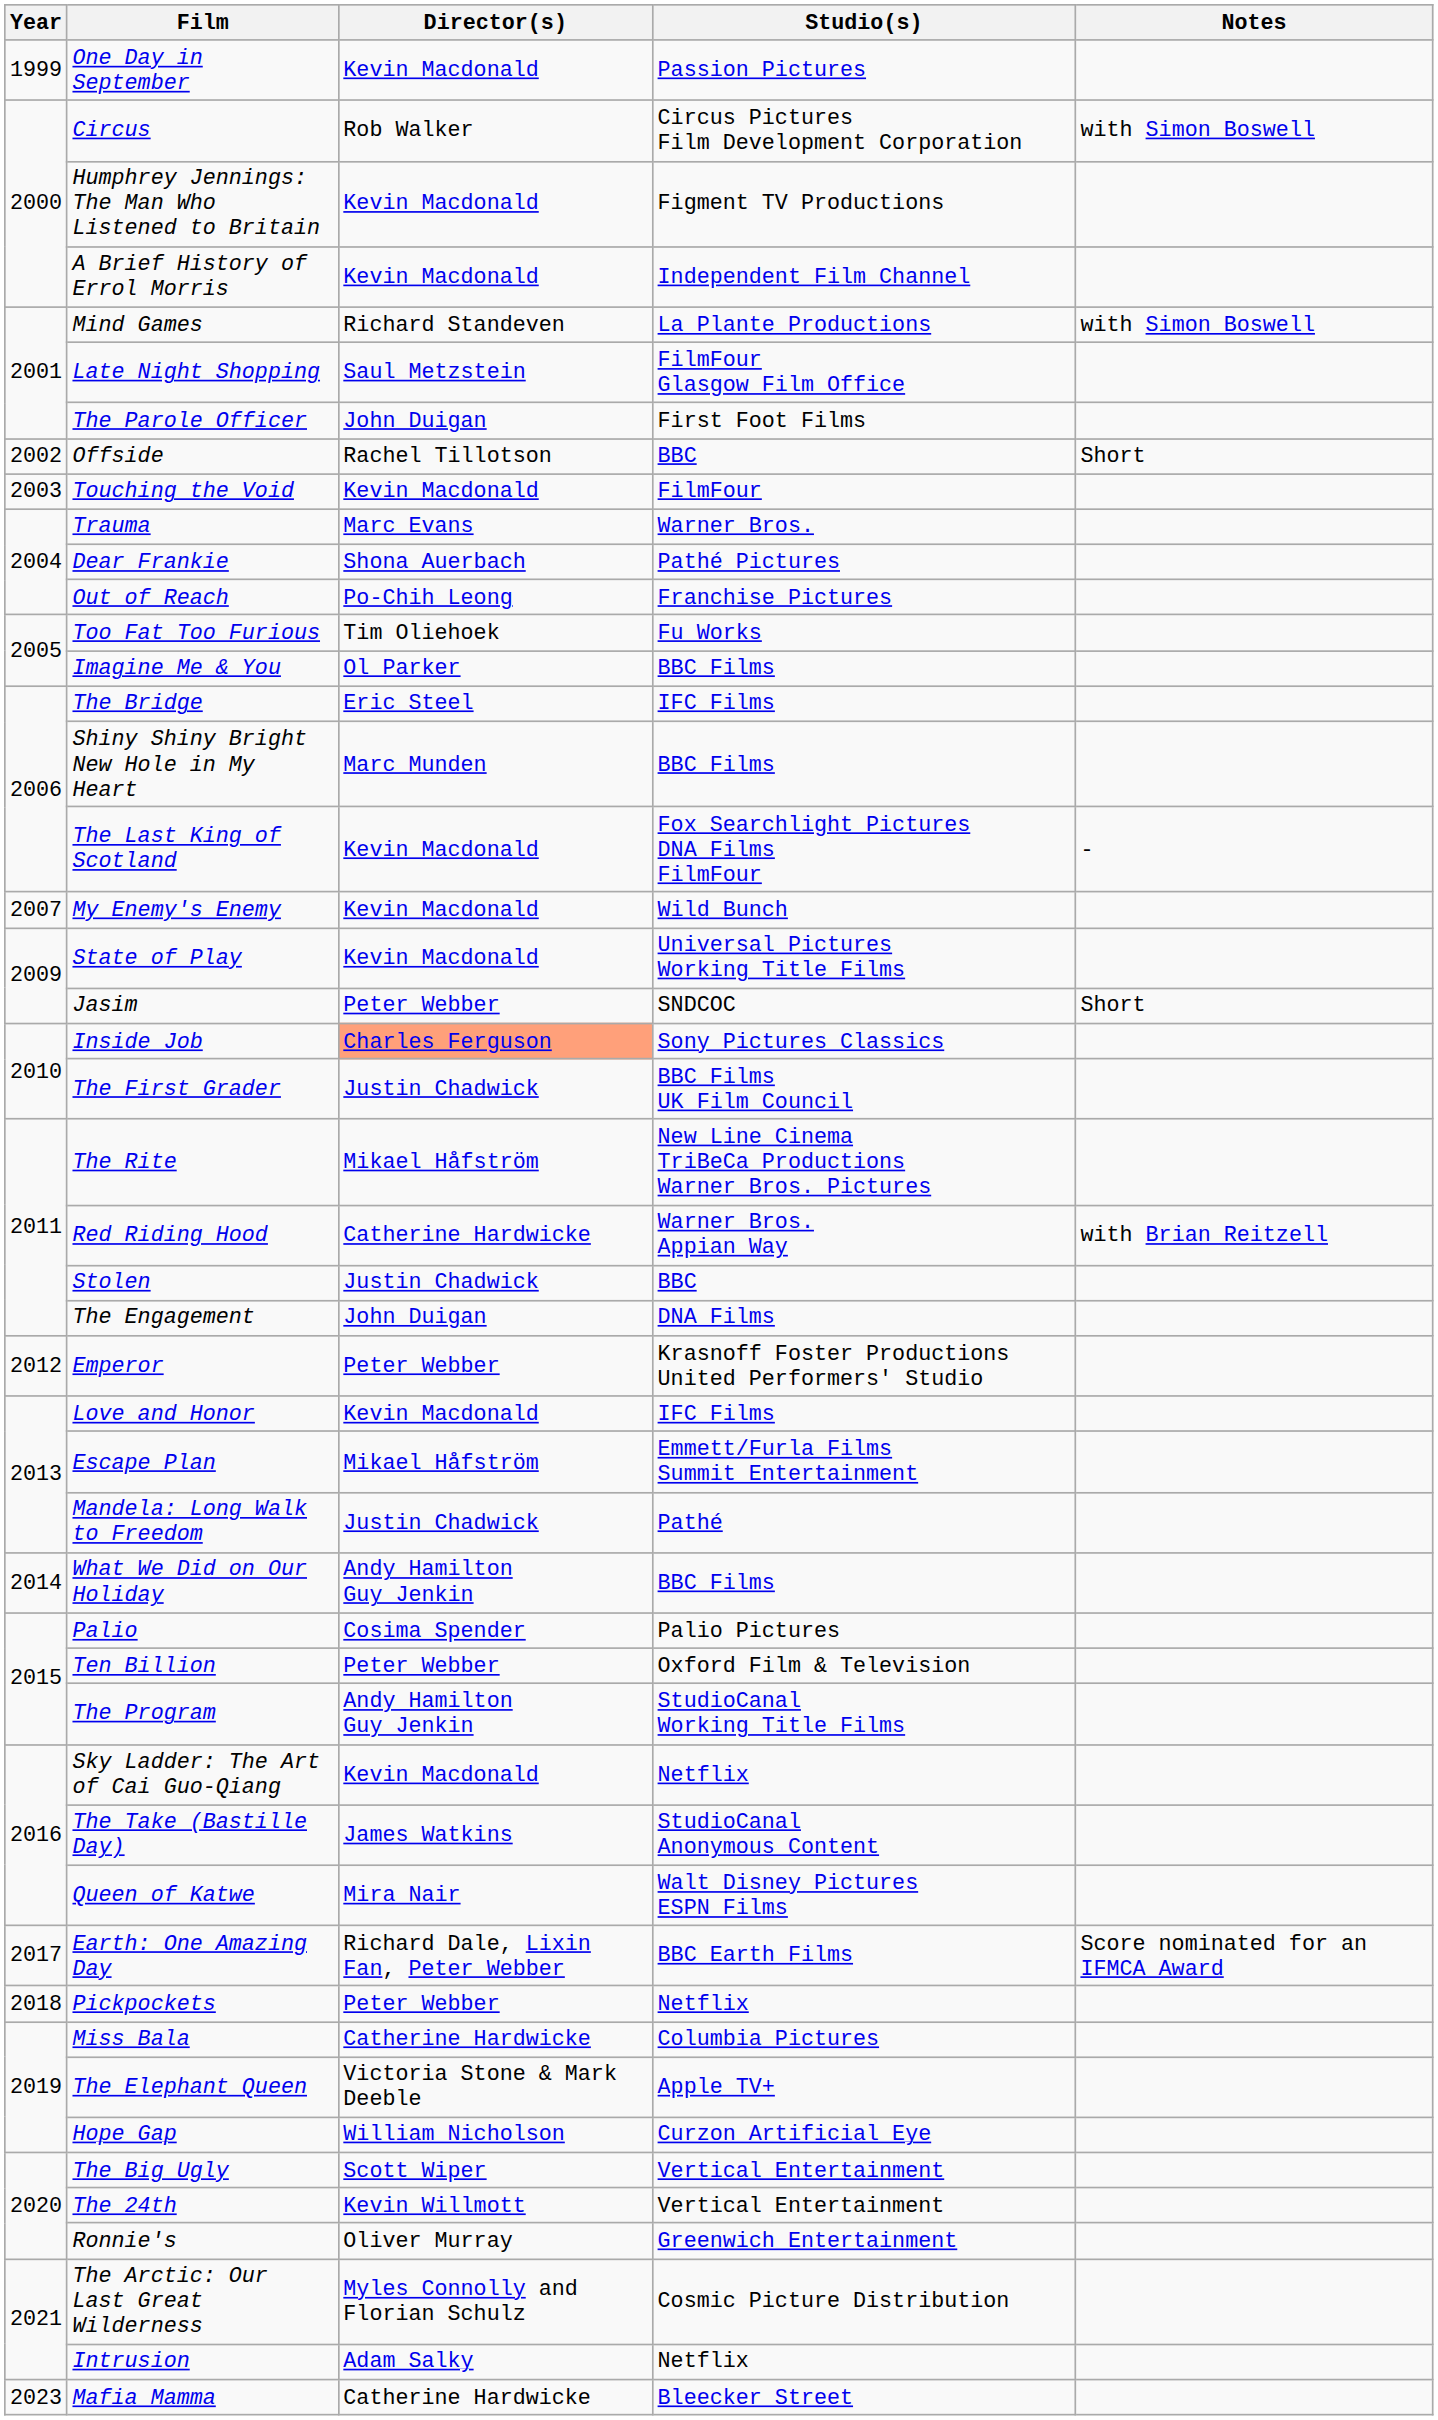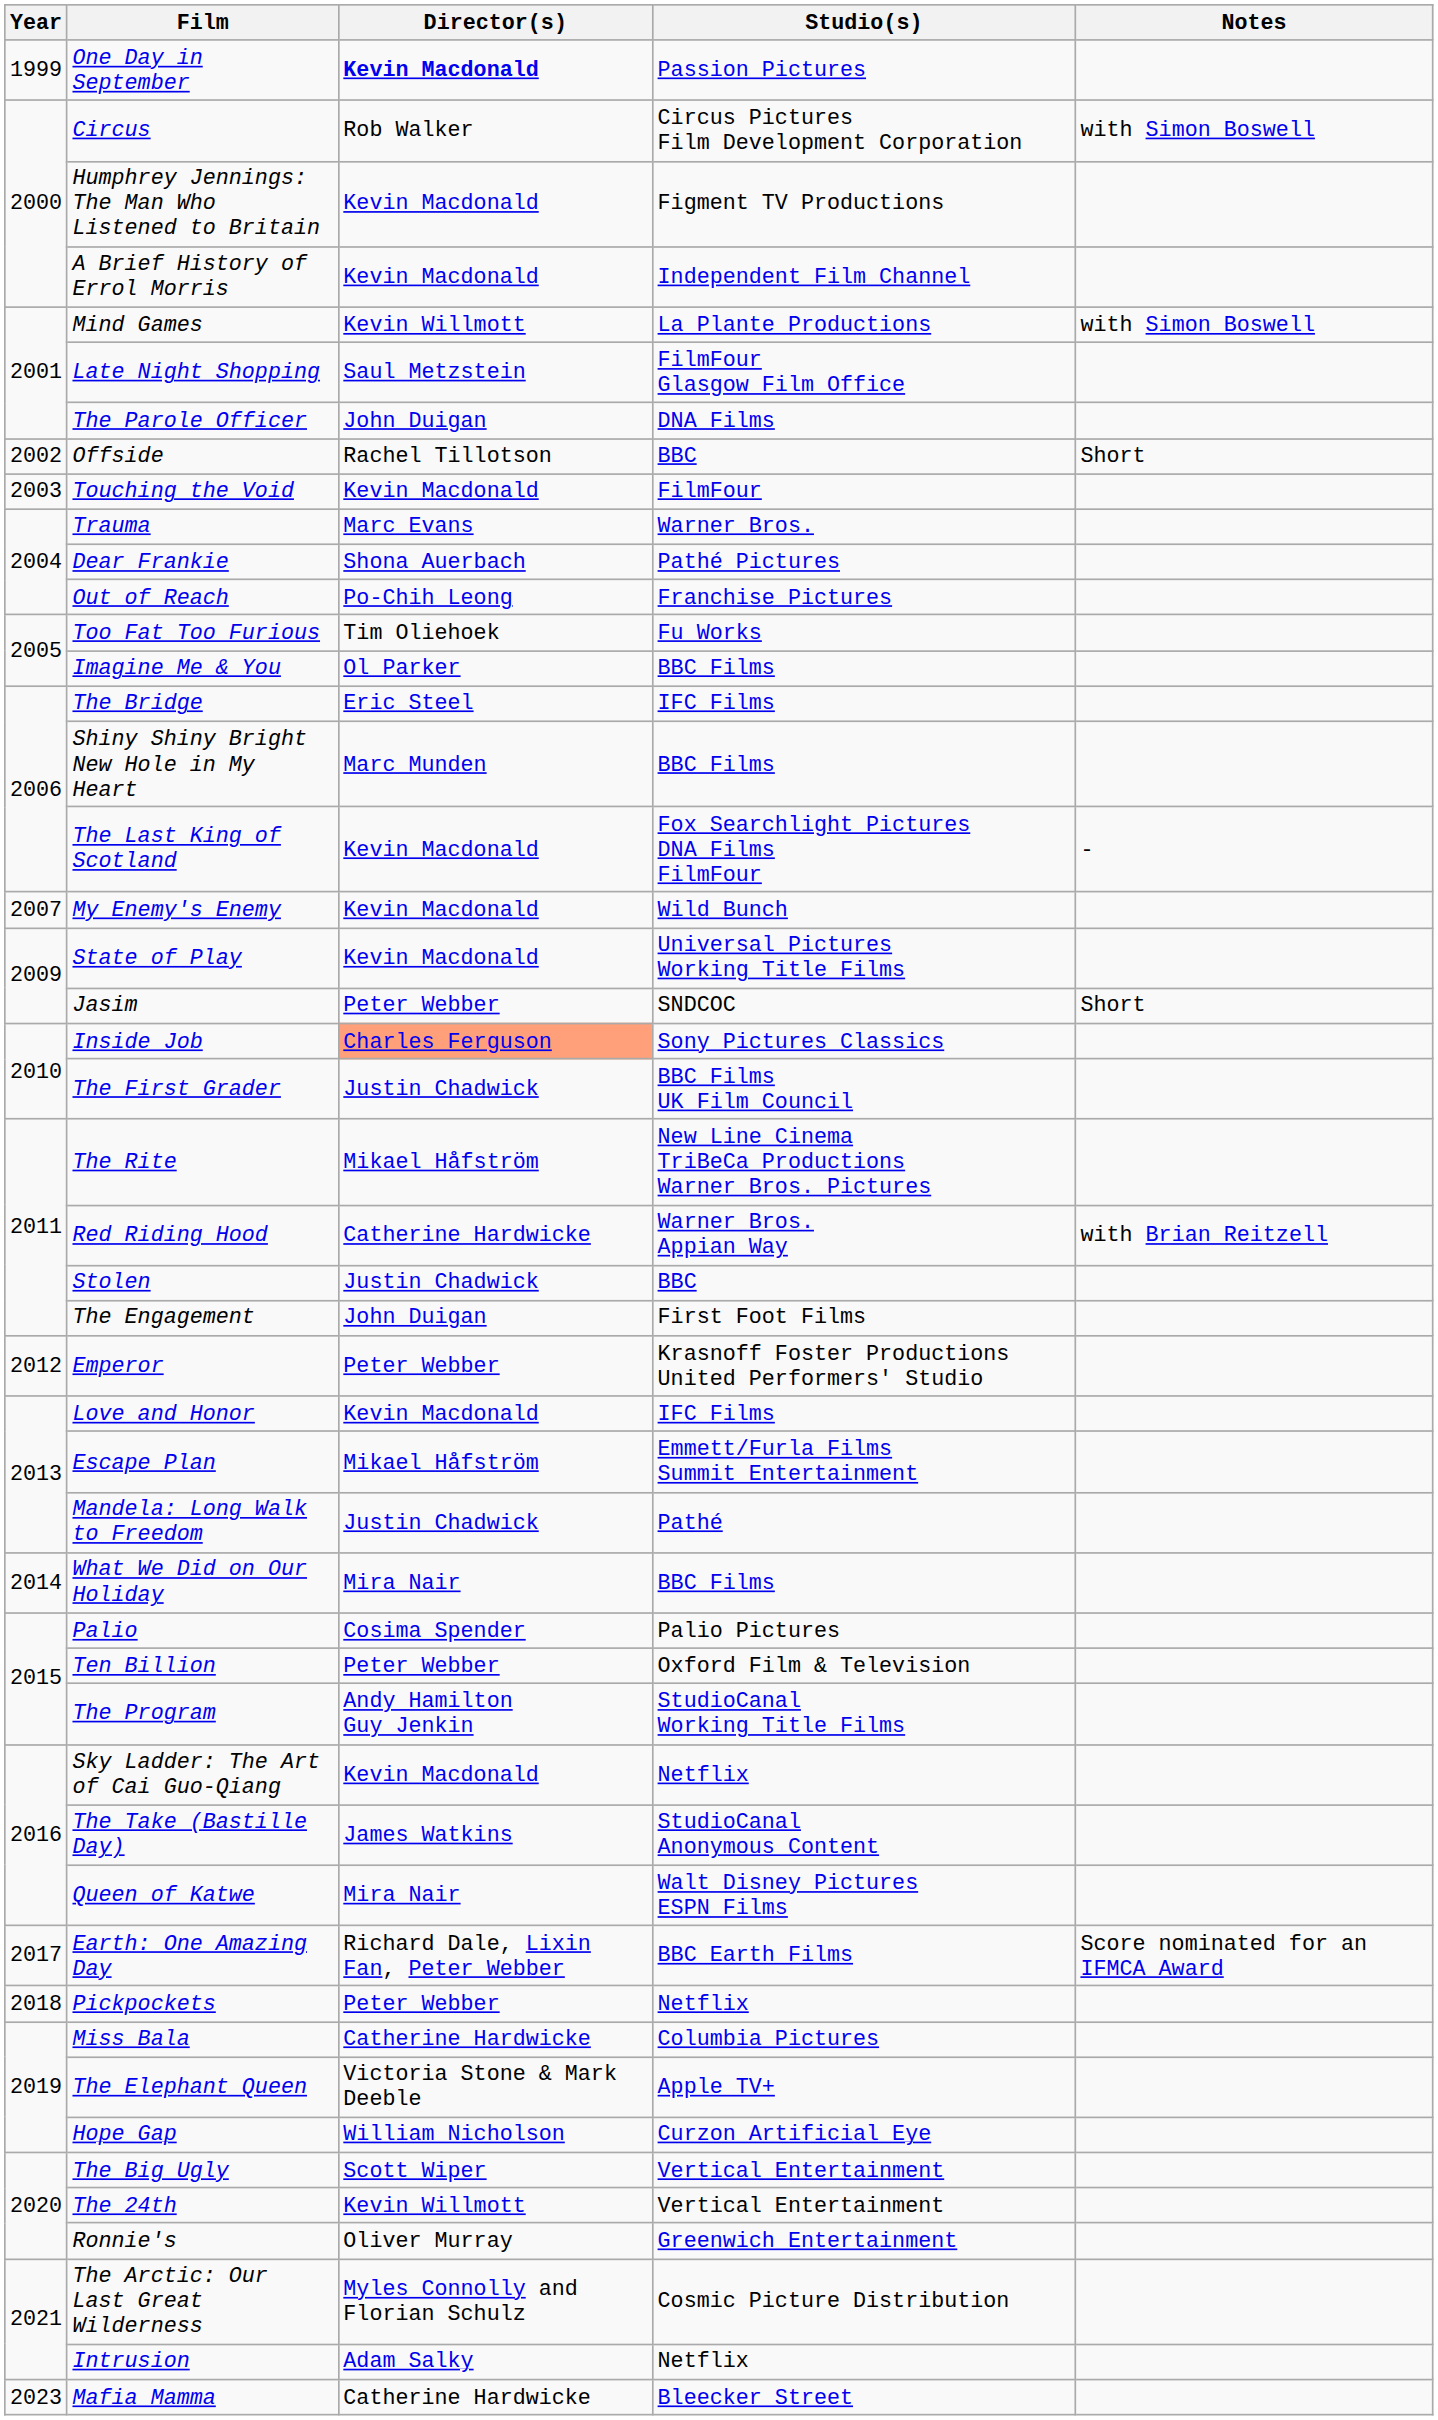(441, 70) normal -> (441, 70) bold
(454, 325) Richard Standeven -> (435, 325) Kevin Willmott
(762, 421) First Foot Films -> (716, 421) DNA Films
(716, 1318) DNA Films -> (762, 1318) First Foot Films
(428, 1583) Andy Hamilton Guy Jenkin -> (402, 1583) Mira Nair
